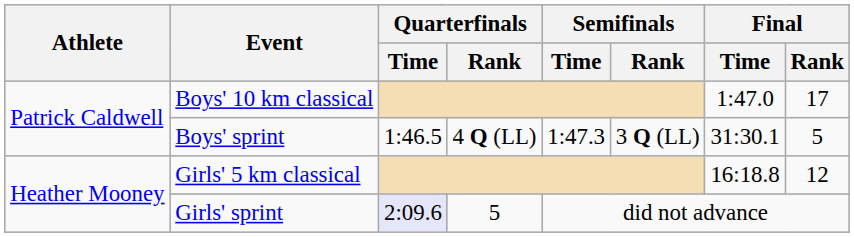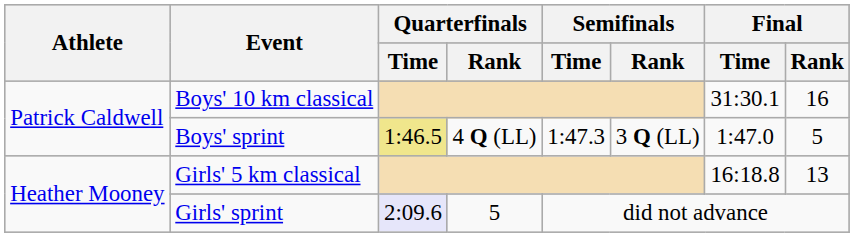(745, 99) 1:47.0 -> (745, 99) 31:30.1
(817, 99) 17 -> (817, 99) 16
(413, 137) no background -> (413, 137) khaki background
(745, 137) 31:30.1 -> (745, 137) 1:47.0
(817, 174) 12 -> (817, 174) 13
